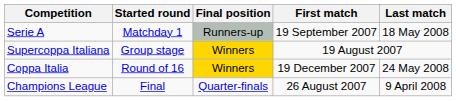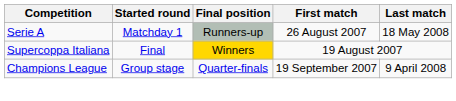(326, 31) 19 September 2007 -> (326, 31) 26 August 2007
(153, 50) Group stage -> (153, 50) Final
- row: (38, 68)
(153, 86) Final -> (153, 68) Group stage
(326, 86) 26 August 2007 -> (326, 68) 19 September 2007
